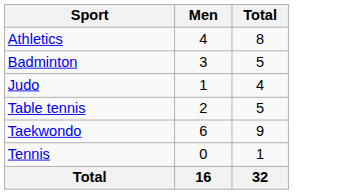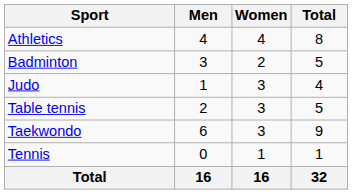+ column: (261, 16)
